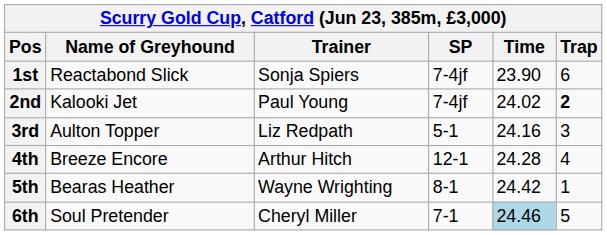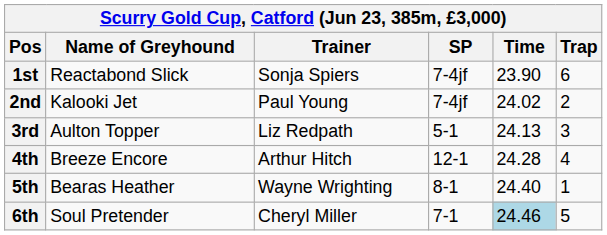(565, 103) bold -> (565, 103) normal
(519, 131) 24.16 -> (519, 131) 24.13
(519, 187) 24.42 -> (519, 187) 24.40
